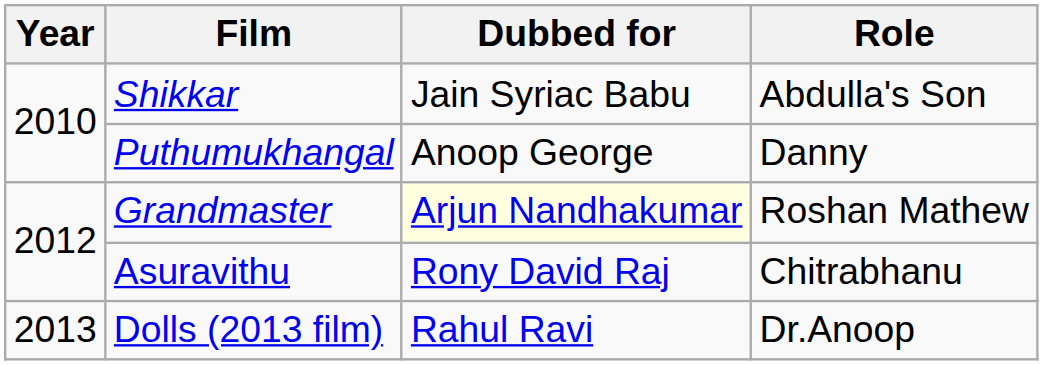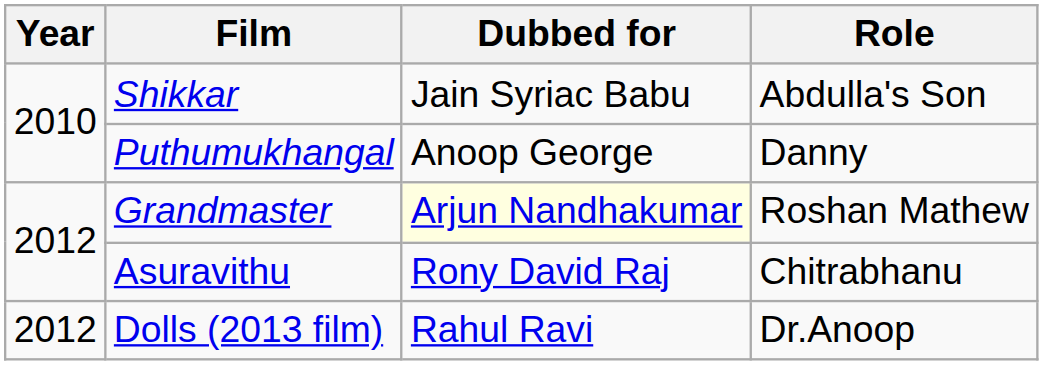(55, 329) 2013 -> (55, 329) 2012
